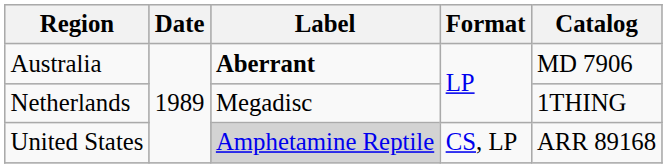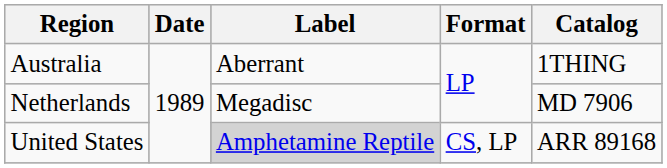(265, 63) bold -> (260, 63) normal
(585, 63) MD 7906 -> (582, 63) 1THING
(582, 102) 1THING -> (585, 102) MD 7906
